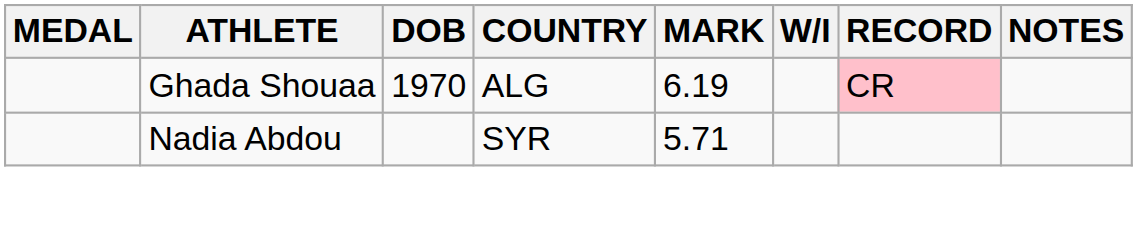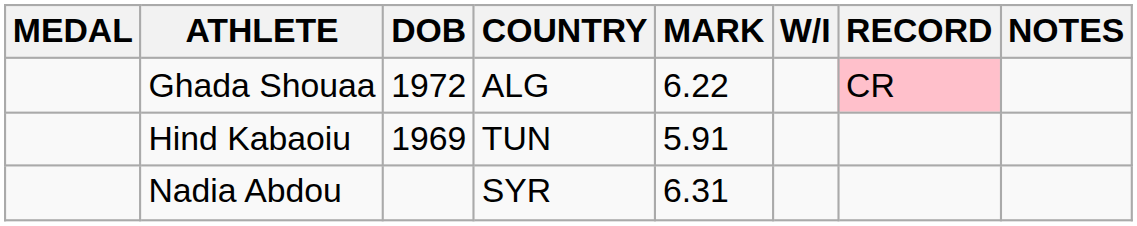(429, 84) 1970 -> (429, 84) 1972
(696, 84) 6.19 -> (696, 84) 6.22
+ row: (250, 138)
(696, 138) 5.71 -> (696, 191) 6.31
